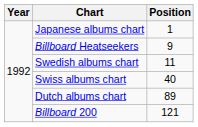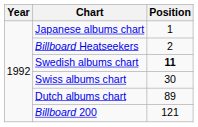(170, 46) 9 -> (170, 46) 2
(170, 63) normal -> (170, 63) bold
(170, 79) 40 -> (170, 79) 30
